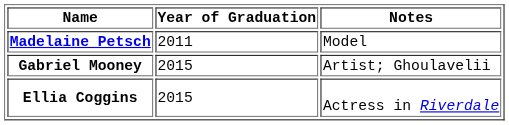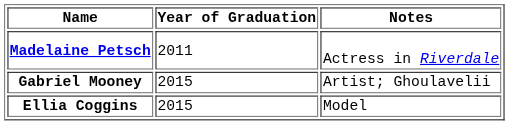(345, 42) Model -> (411, 59) Actress in Riverdale
(411, 106) Actress in Riverdale -> (345, 106) Model
